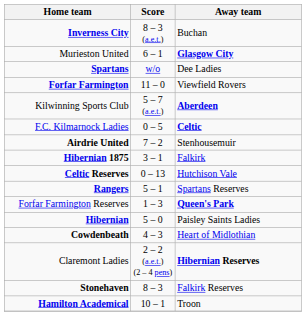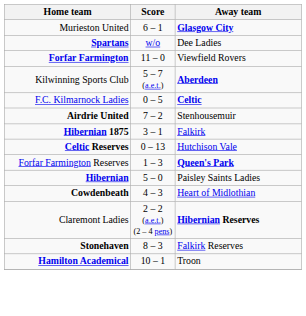- row: (98, 33)
- row: (111, 188)
